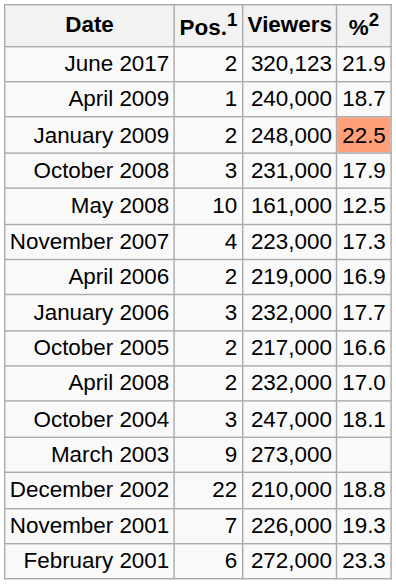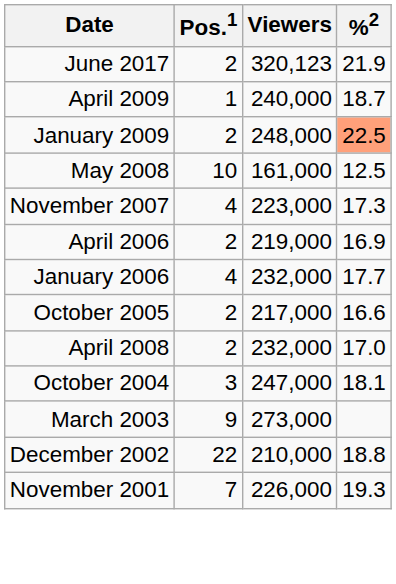- row: (101, 170)
(231, 312) 3 -> (231, 276) 4
- row: (96, 561)
